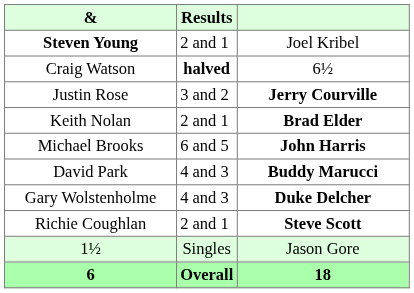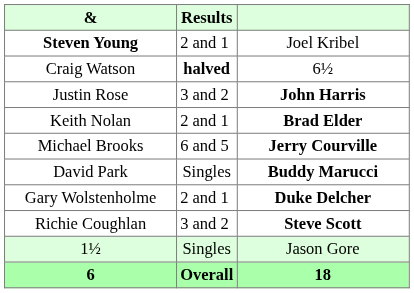(323, 94) Jerry Courville -> (323, 94) John Harris
(323, 146) John Harris -> (323, 146) Jerry Courville
(204, 171) 4 and 3 -> (207, 171) Singles
(204, 197) 4 and 3 -> (204, 197) 2 and 1
(204, 223) 2 and 1 -> (204, 223) 3 and 2
